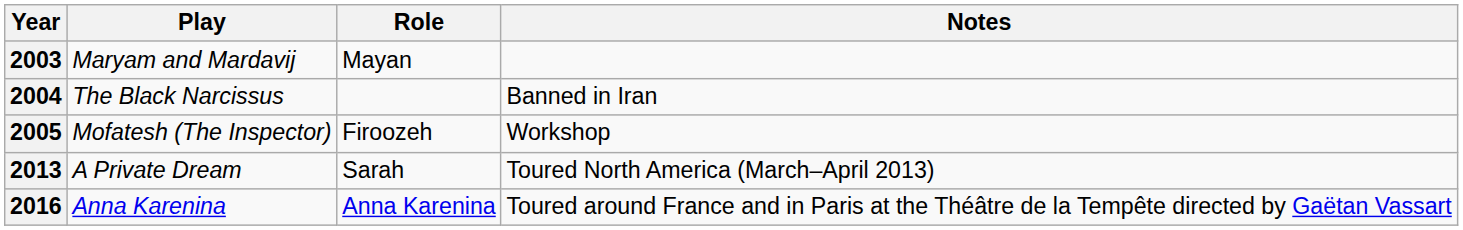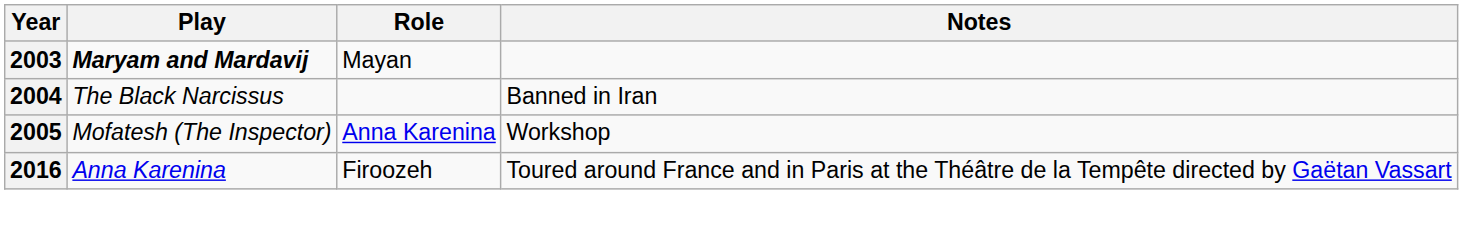(184, 59) normal -> (190, 59) bold
(387, 133) Firoozeh -> (419, 133) Anna Karenina
- row: (36, 170)
(419, 206) Anna Karenina -> (387, 170) Firoozeh
